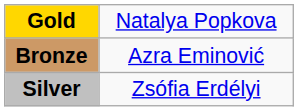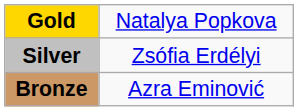rows swapped: (52, 88) <-> (52, 55)
